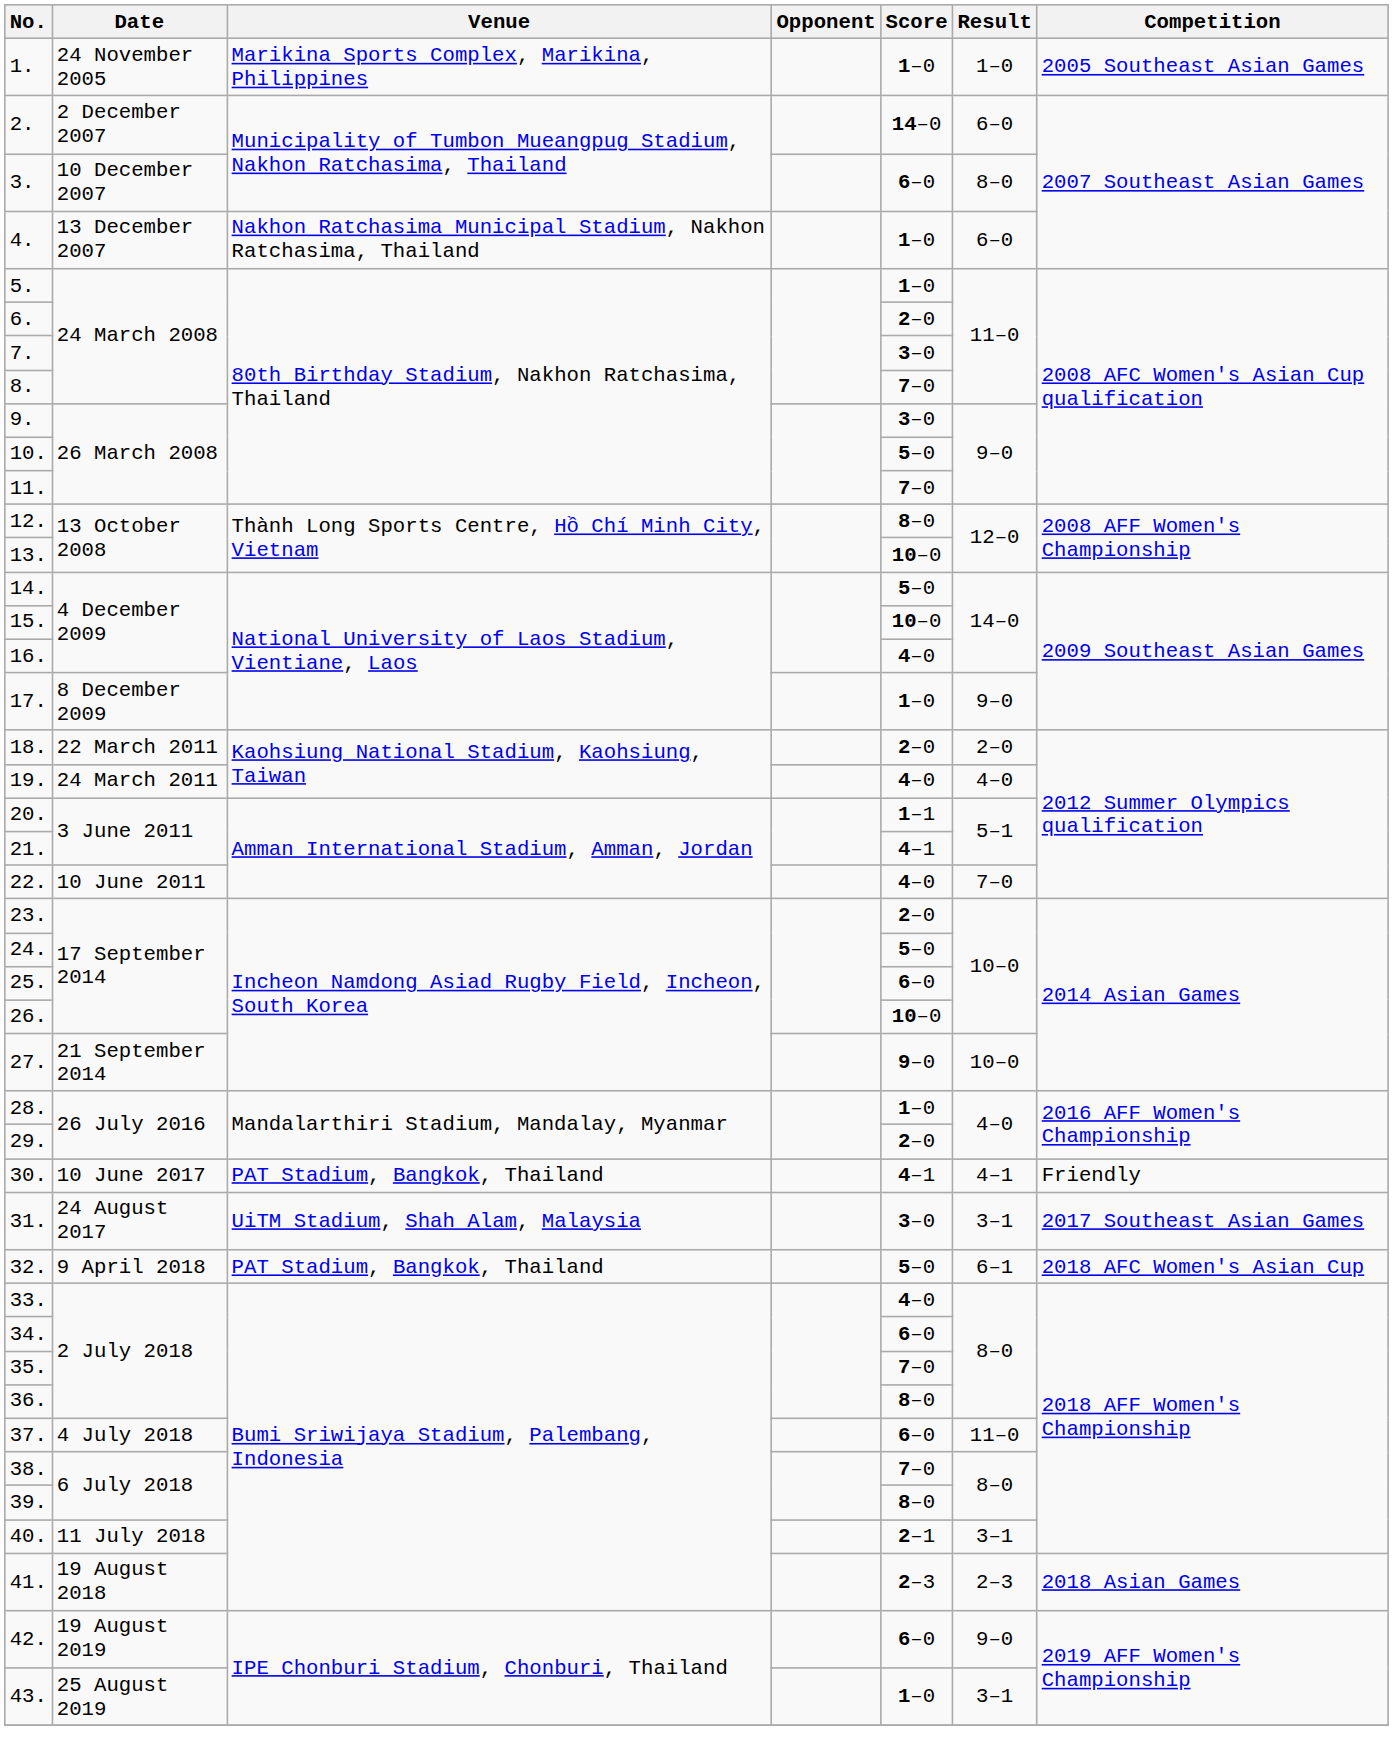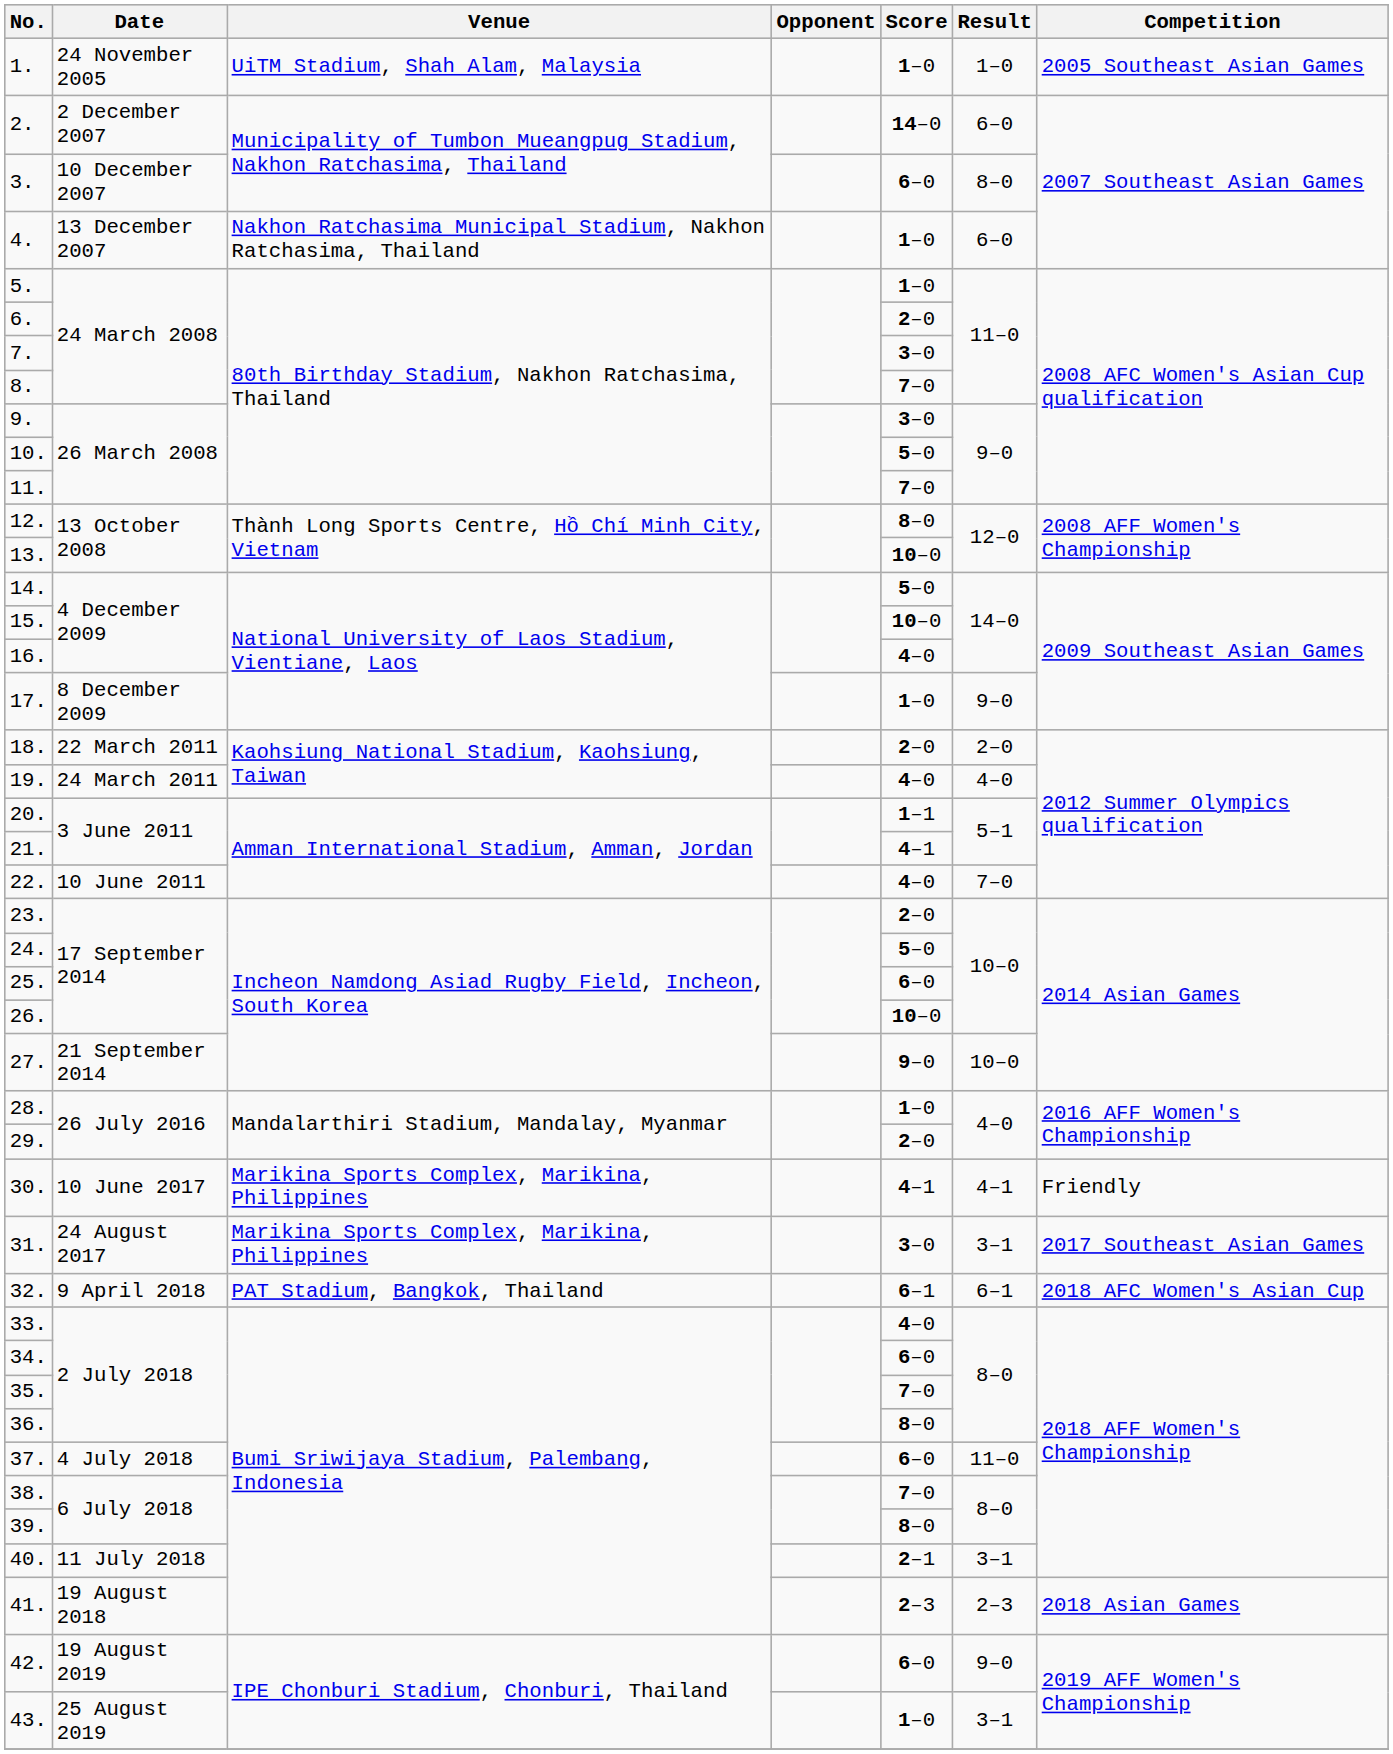(443, 67) Marikina Sports Complex, Marikina, Philippines -> (436, 67) UiTM Stadium, Shah Alam, Malaysia
(418, 1175) PAT Stadium, Bangkok, Thailand -> (443, 1187) Marikina Sports Complex, Marikina, Philippines
(436, 1221) UiTM Stadium, Shah Alam, Malaysia -> (443, 1245) Marikina Sports Complex, Marikina, Philippines
(917, 1267) 5–0 -> (917, 1290) 6–1
